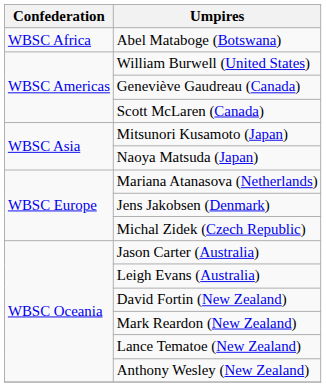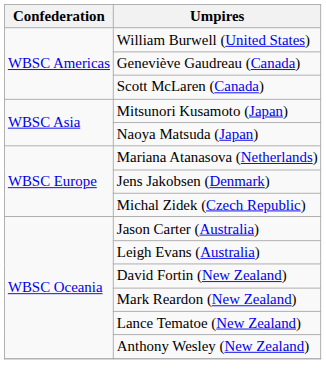- row: (199, 39)
